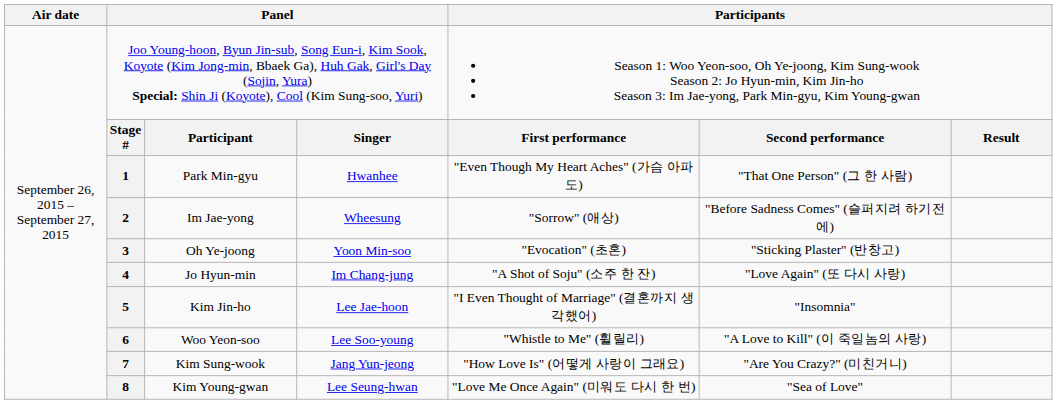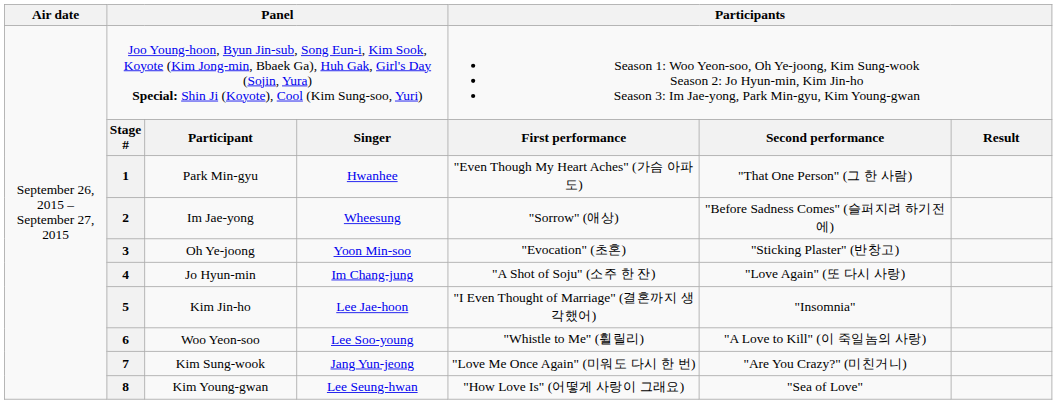(574, 363) "How Love Is" (어떻게 사랑이 그래요) -> (574, 363) "Love Me Once Again" (미워도 다시 한 번)
(574, 387) "Love Me Once Again" (미워도 다시 한 번) -> (574, 387) "How Love Is" (어떻게 사랑이 그래요)
